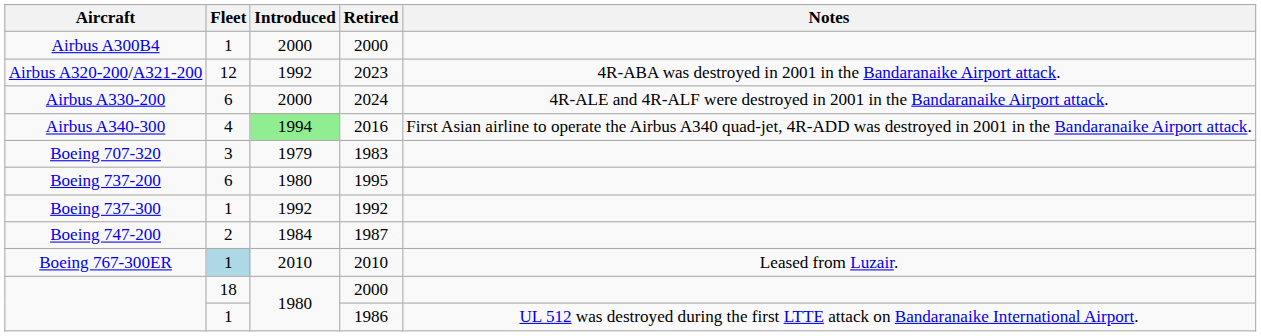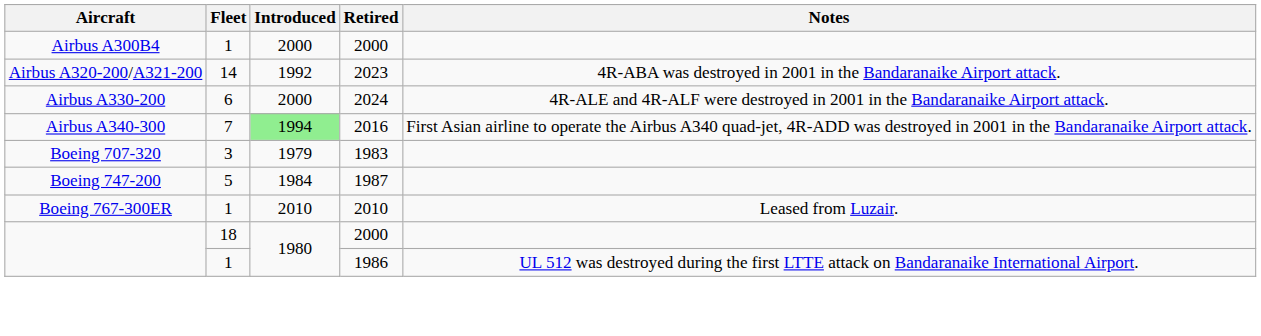(228, 72) 12 -> (228, 72) 14
(228, 126) 4 -> (228, 126) 7
- row: (106, 180)
- row: (106, 208)
(228, 235) 2 -> (228, 180) 5
(228, 262) lightblue background -> (228, 208) no background
